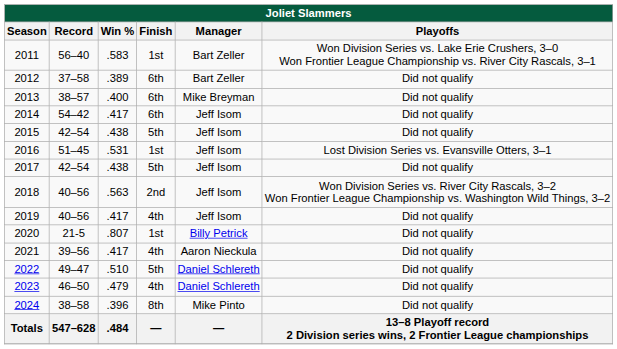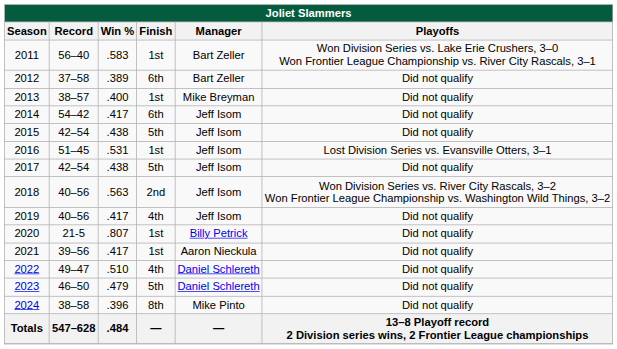(156, 97) 6th -> (156, 97) 1st
(156, 251) 4th -> (156, 251) 1st
(156, 269) 5th -> (156, 269) 4th
(156, 287) 4th -> (156, 287) 5th
